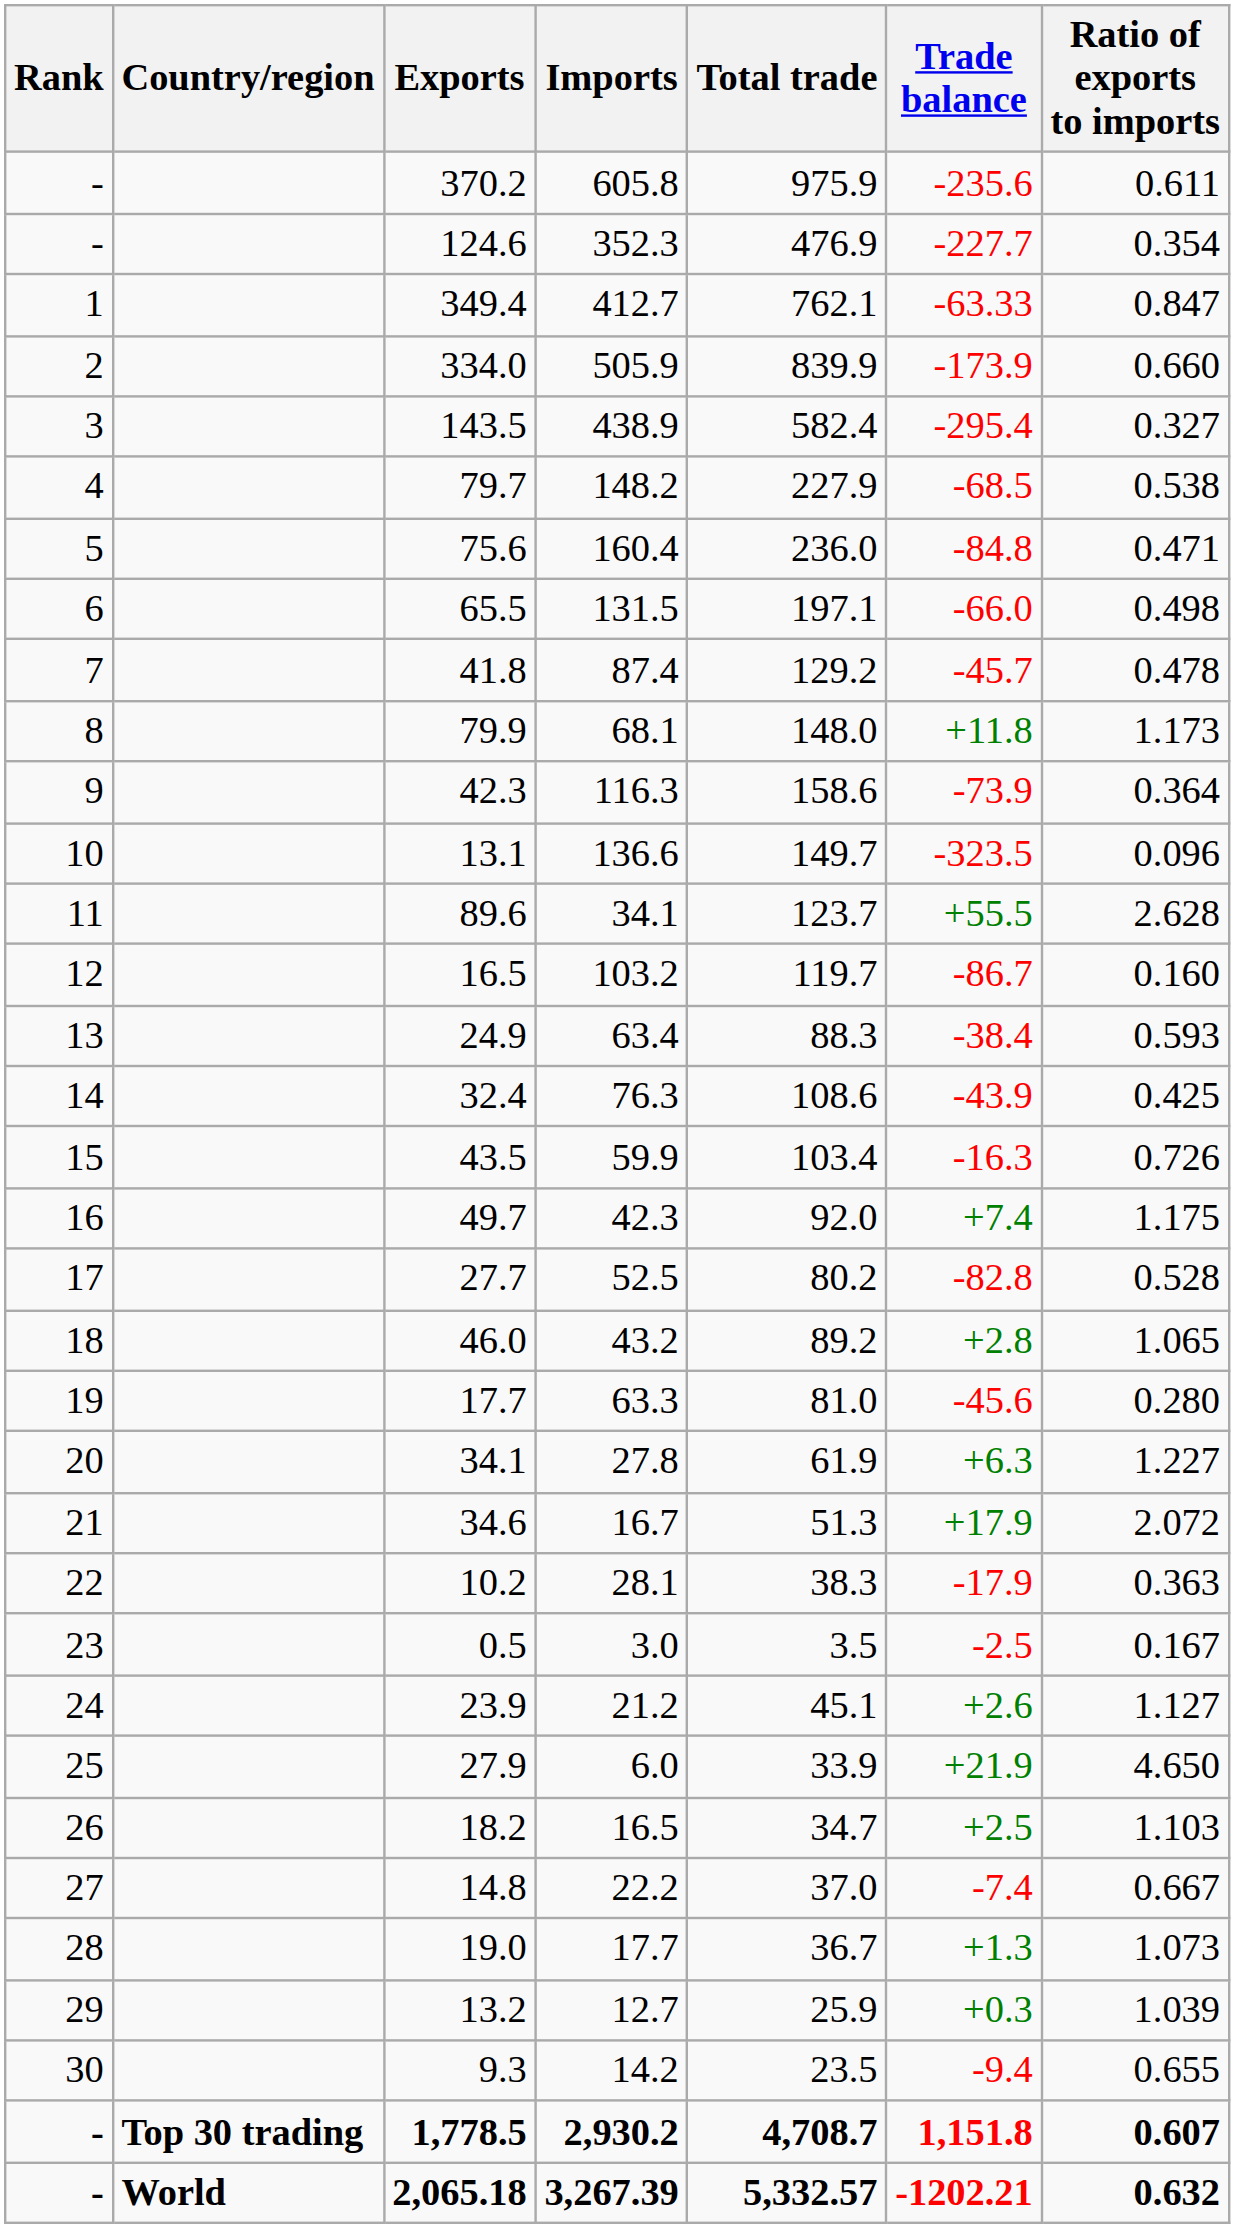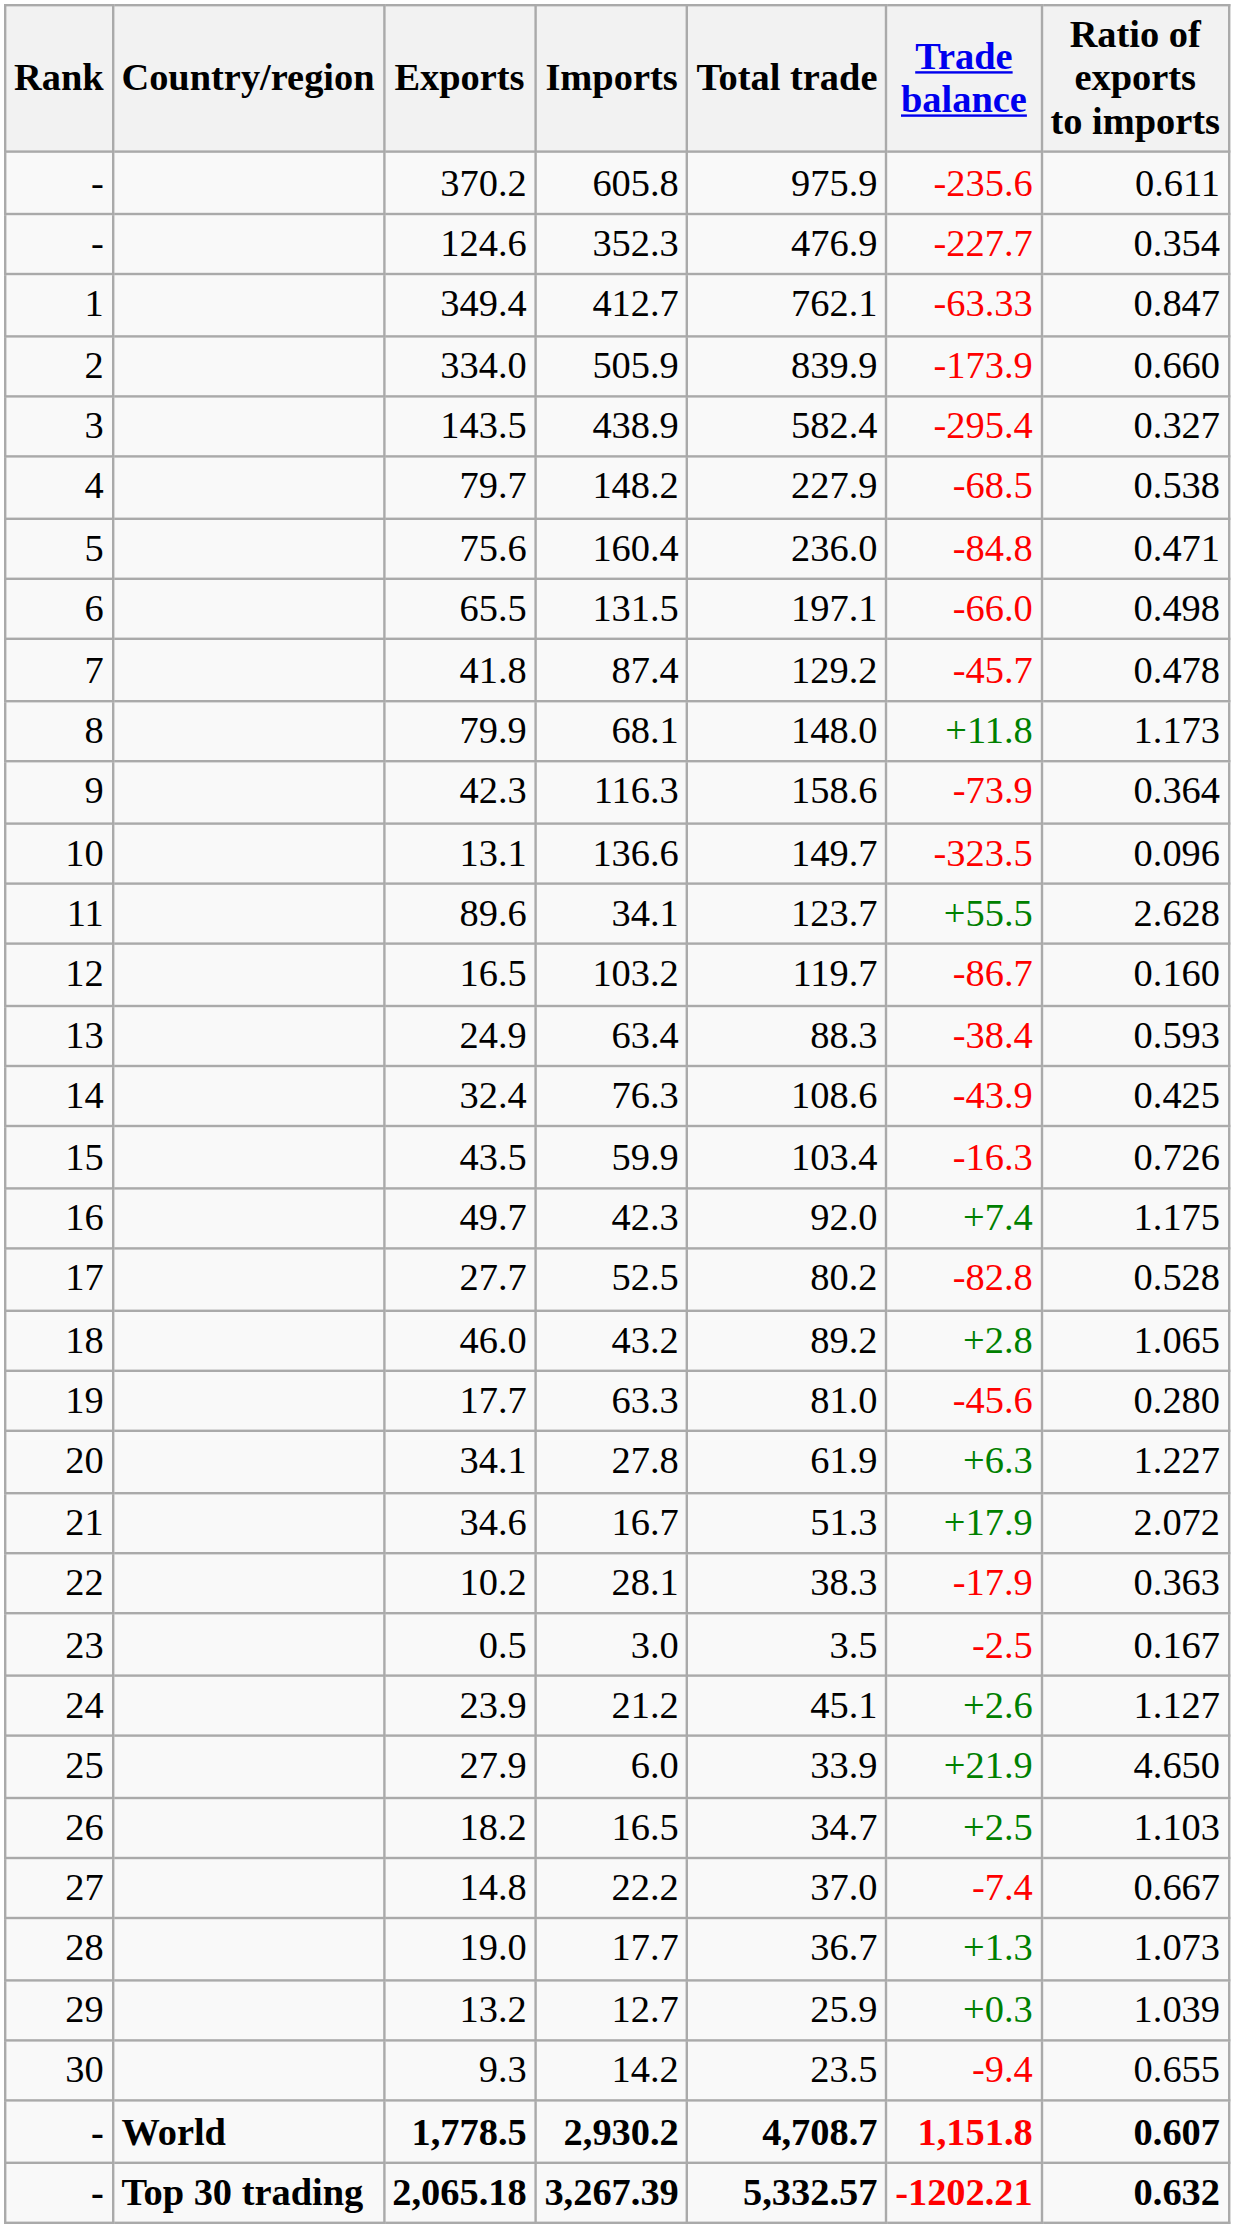(242, 2131) Top 30 trading -> (174, 2131) World
(174, 2191) World -> (242, 2191) Top 30 trading
